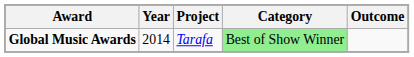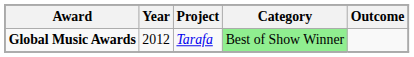(156, 40) 2014 -> (156, 40) 2012
